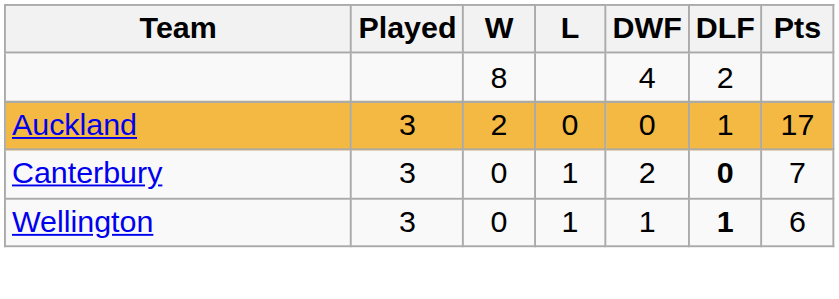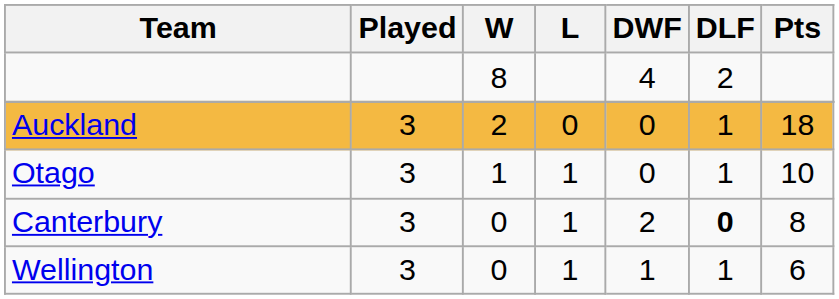(797, 125) 17 -> (797, 125) 18
+ row: (53, 173)
(797, 173) 7 -> (797, 221) 8
(725, 221) bold -> (725, 269) normal
